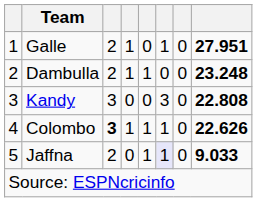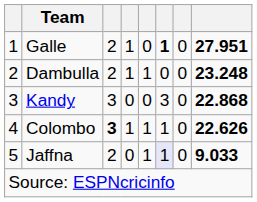(165, 45) normal -> (165, 45) bold
(221, 100) 22.808 -> (221, 100) 22.868
